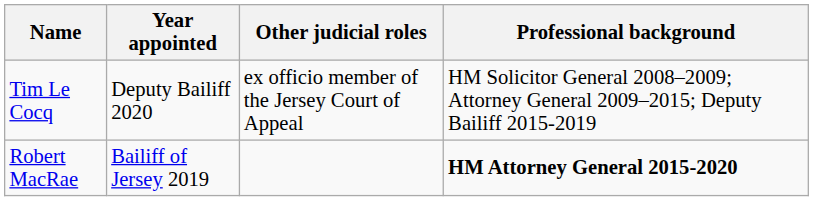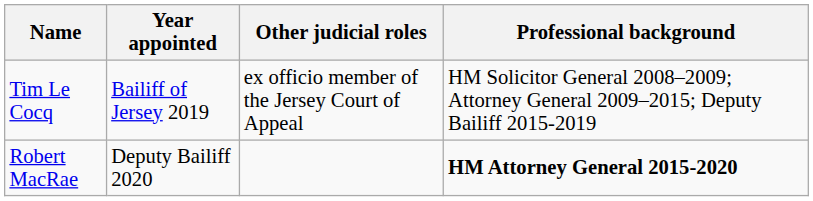(171, 100) Deputy Bailiff 2020 -> (160, 100) Bailiff of Jersey 2019
(160, 167) Bailiff of Jersey 2019 -> (171, 167) Deputy Bailiff 2020
